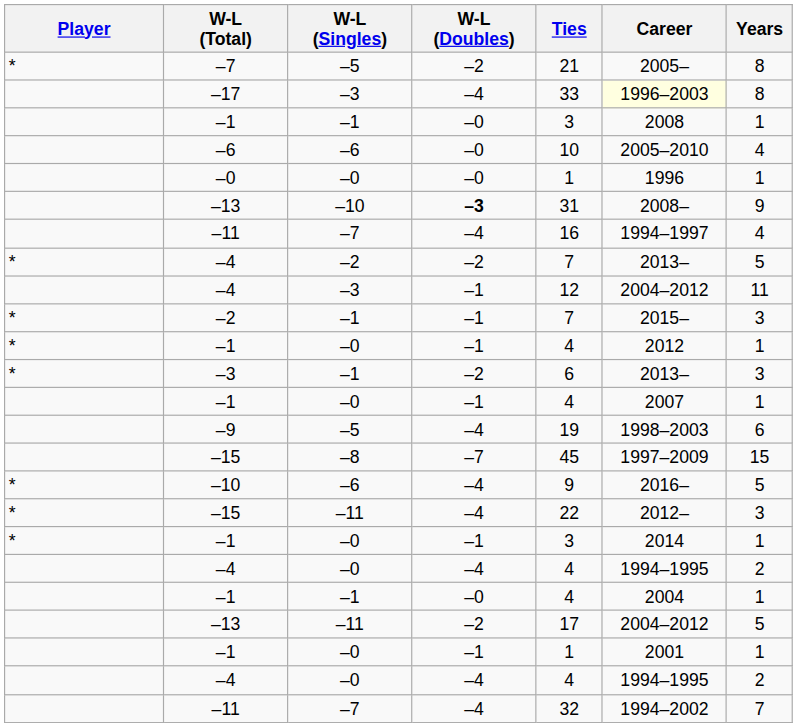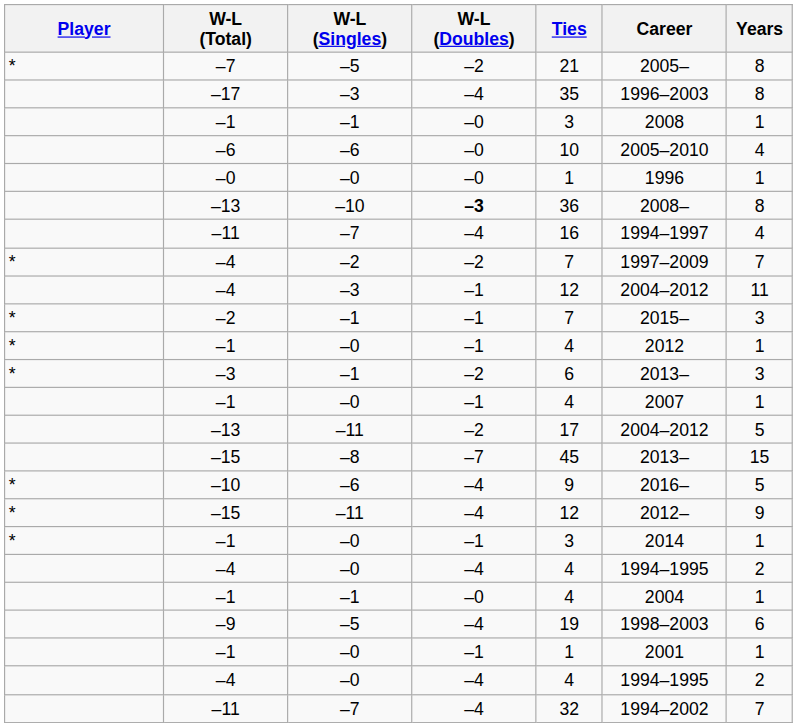(569, 94) 33 -> (569, 94) 35
(664, 94) lightyellow background -> (664, 94) no background
(569, 206) 31 -> (569, 206) 36
(760, 206) 9 -> (760, 206) 8
(664, 262) 2013– -> (664, 262) 1997–2009
(760, 262) 5 -> (760, 262) 7
rows swapped: (226, 429) <-> (226, 625)
(664, 457) 1997–2009 -> (664, 457) 2013–
(569, 513) 22 -> (569, 513) 12
(760, 513) 3 -> (760, 513) 9
